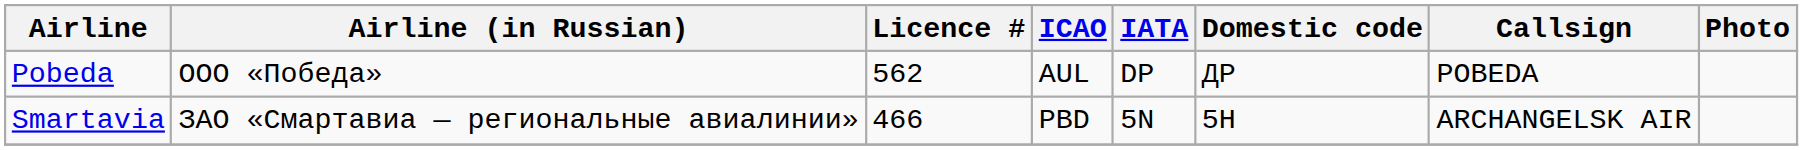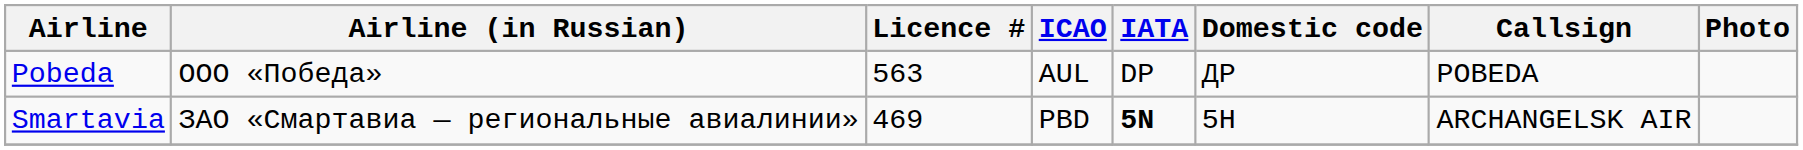(898, 74) 562 -> (898, 74) 563
(898, 121) 466 -> (898, 121) 469
(1137, 121) normal -> (1137, 121) bold
